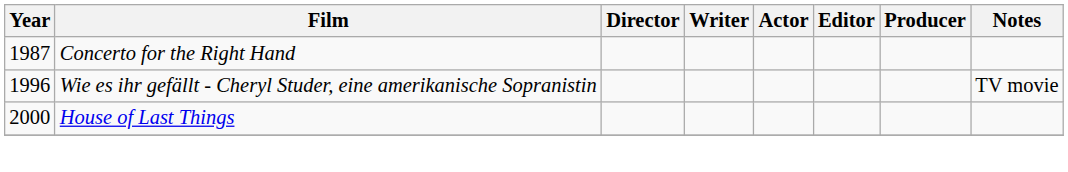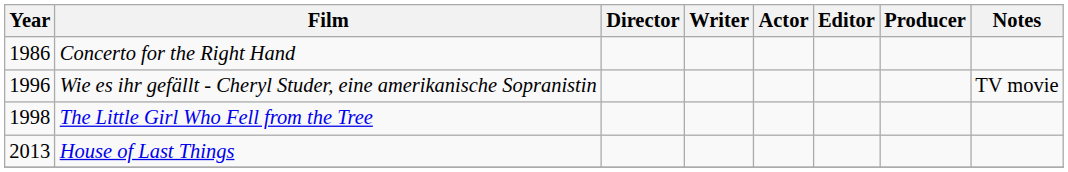(30, 53) 1987 -> (30, 53) 1986
+ row: (216, 118)
(30, 118) 2000 -> (30, 150) 2013
